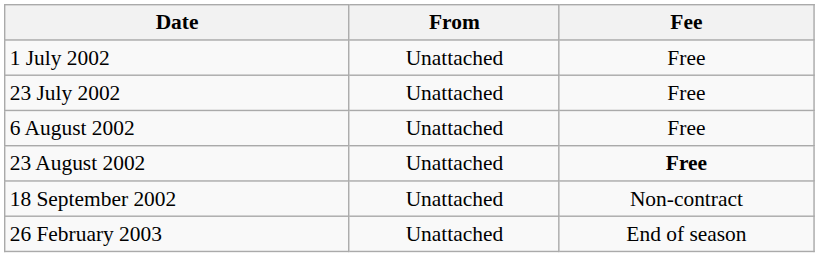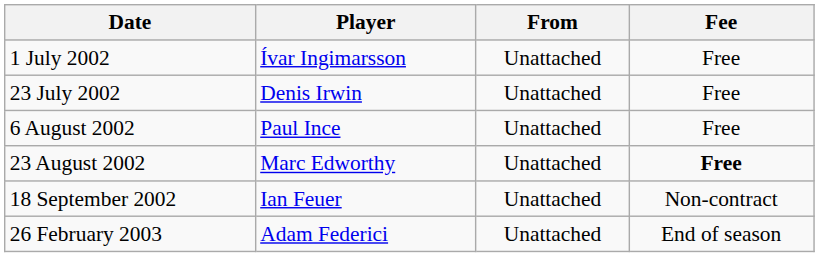+ column: (366, 22)
